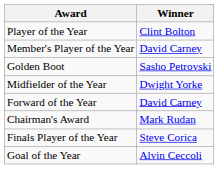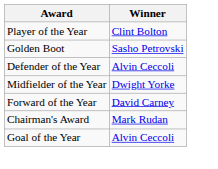- row: (71, 48)
+ row: (54, 66)
- row: (62, 137)
